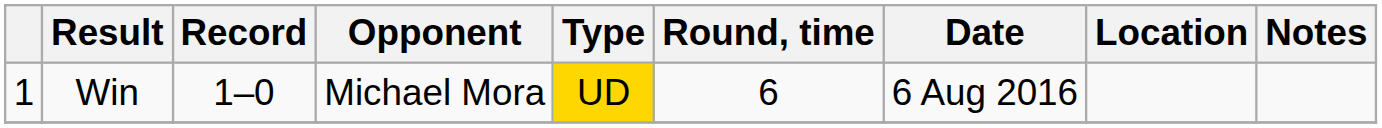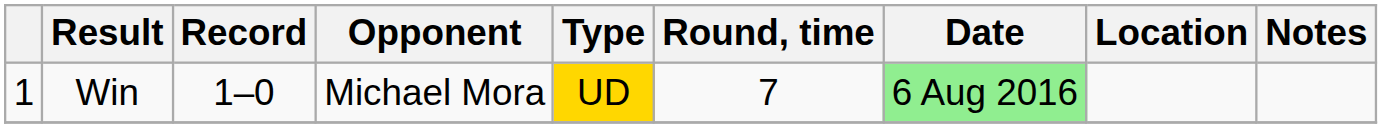(769, 92) 6 -> (769, 92) 7
(985, 92) no background -> (985, 92) lightgreen background
